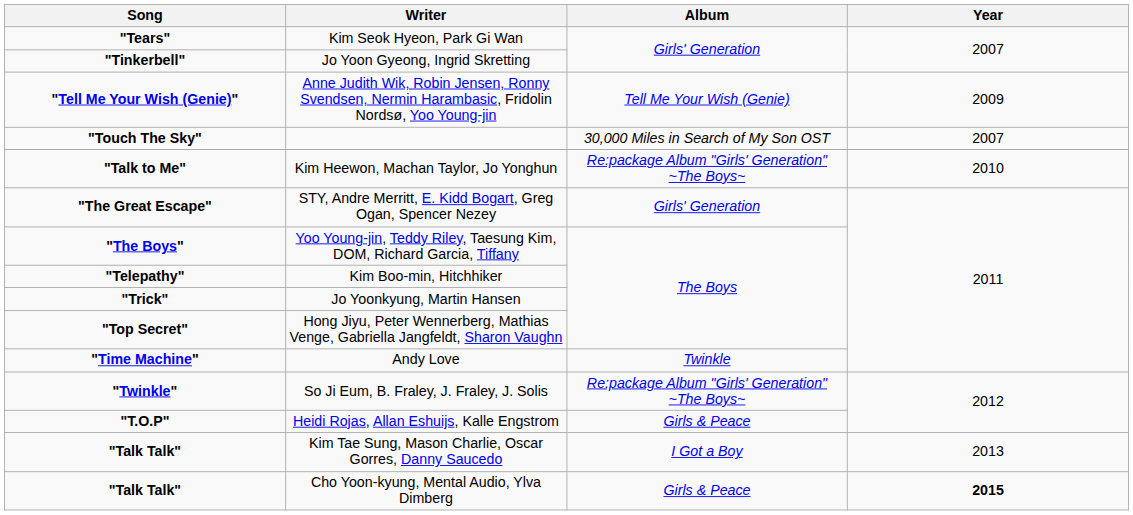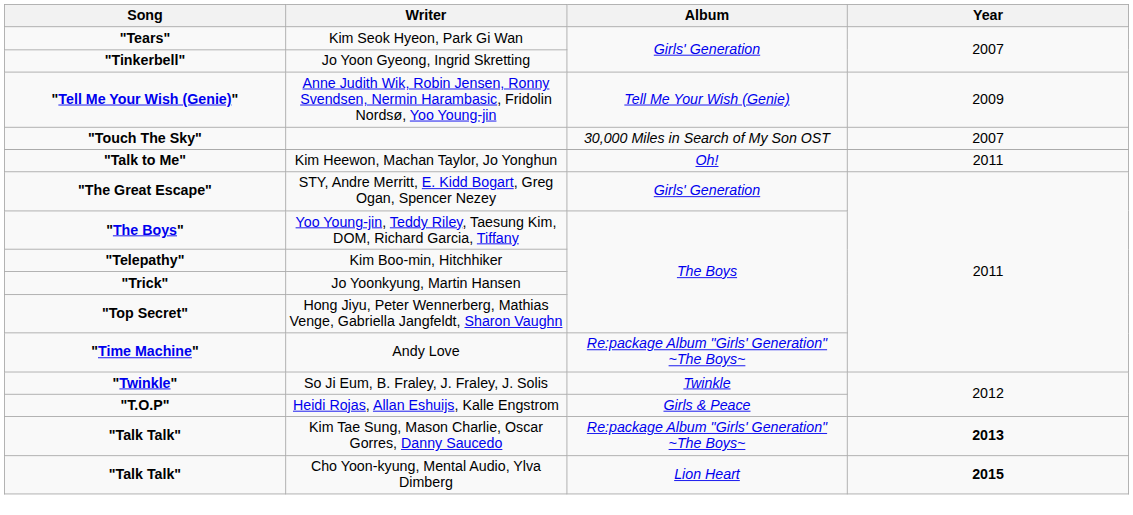(707, 168) Re:package Album "Girls' Generation" ~The Boys~ -> (707, 160) Oh!
(988, 168) 2010 -> (988, 160) 2011
(707, 360) Twinkle -> (707, 352) Re:package Album "Girls' Generation" ~The Boys~
(707, 390) Re:package Album "Girls' Generation" ~The Boys~ -> (707, 382) Twinkle
(707, 452) I Got a Boy -> (707, 436) Re:package Album "Girls' Generation" ~The Boys~
(988, 452) normal -> (988, 436) bold
(707, 490) Girls & Peace -> (707, 474) Lion Heart
